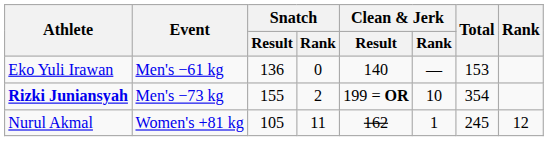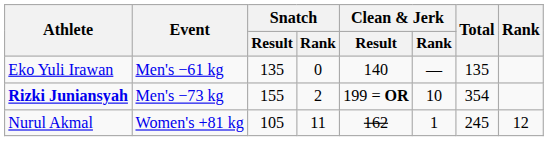(272, 69) 136 -> (272, 69) 135
(477, 69) 153 -> (477, 69) 135
